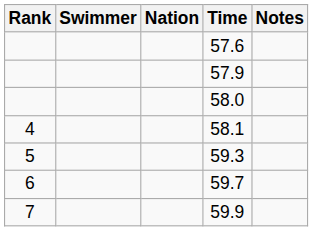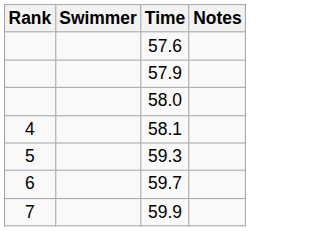- column: (172, 18)
